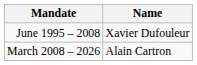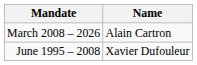rows swapped: (58, 32) <-> (54, 51)
